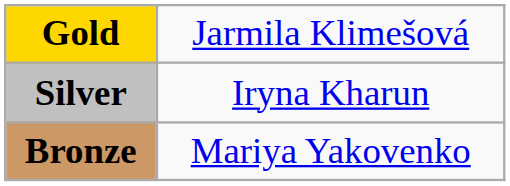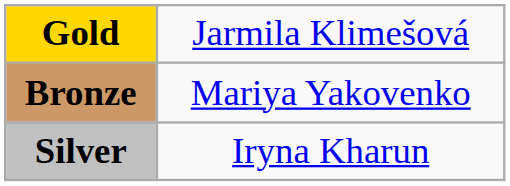rows swapped: (81, 92) <-> (81, 150)
